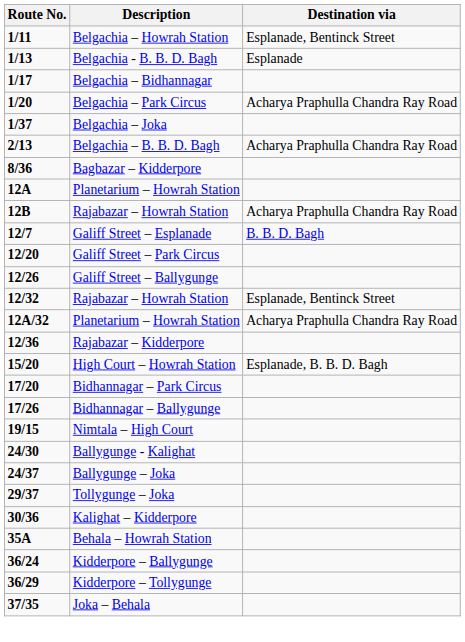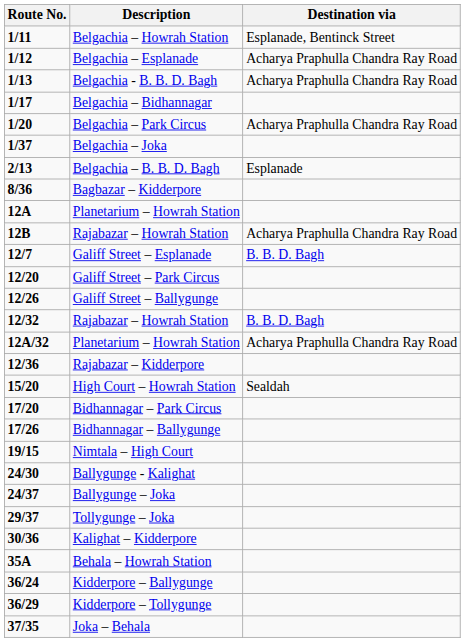+ row: (20, 59)
(274, 59) Esplanade -> (352, 80) Acharya Praphulla Chandra Ray Road
(352, 146) Acharya Praphulla Chandra Ray Road -> (274, 168) Esplanade
(320, 299) Esplanade, Bentinck Street -> (285, 320) B. B. D. Bagh
(317, 364) Esplanade, B. B. D. Bagh -> (268, 386) Sealdah
